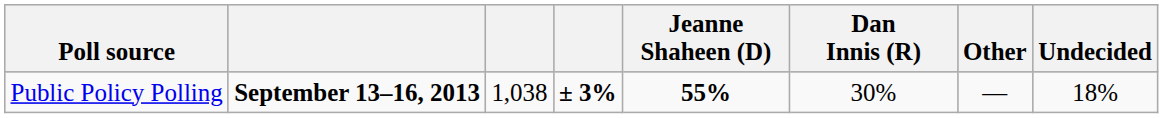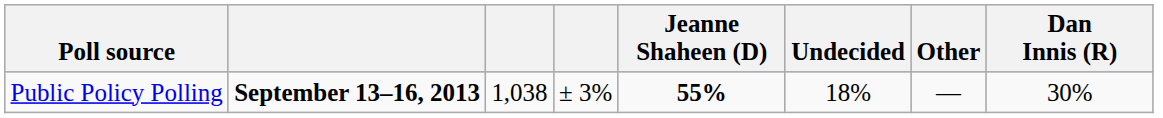columns swapped: (873, 38) <-> (1095, 52)
(588, 91) bold -> (586, 91) normal
